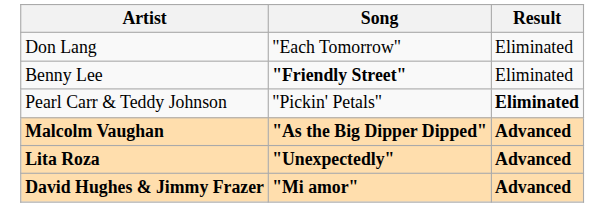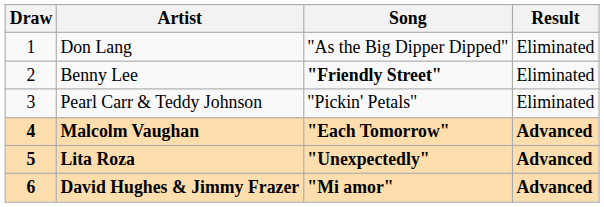+ column: (31, 18)
(337, 46) "Each Tomorrow" -> (408, 46) "As the Big Dipper Dipped"
(537, 103) bold -> (555, 103) normal
(380, 131) "As the Big Dipper Dipped" -> (378, 131) "Each Tomorrow"
